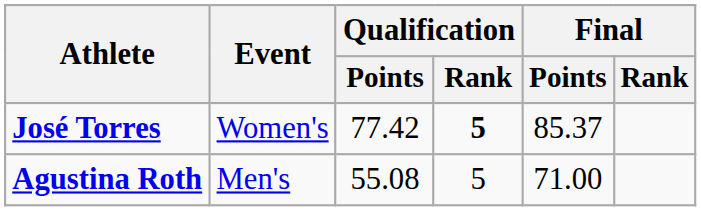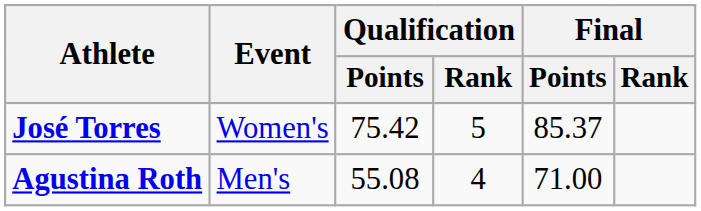(385, 128) 77.42 -> (385, 128) 75.42
(478, 128) bold -> (478, 128) normal
(478, 179) 5 -> (478, 179) 4
